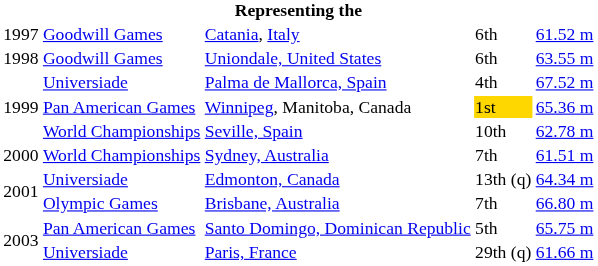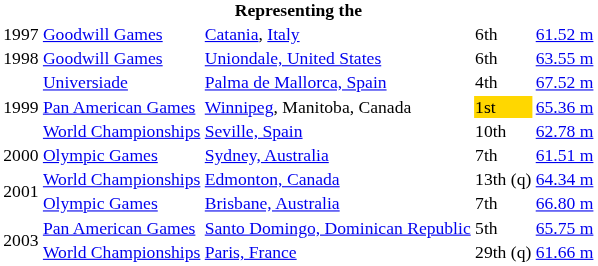(122, 155) World Championships -> (100, 155) Olympic Games
(85, 179) Universiade -> (122, 179) World Championships
(85, 252) Universiade -> (122, 252) World Championships
